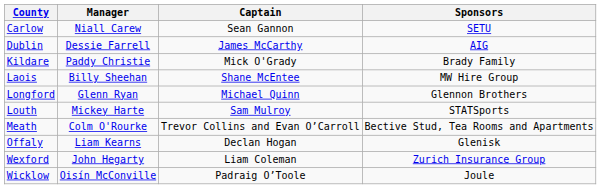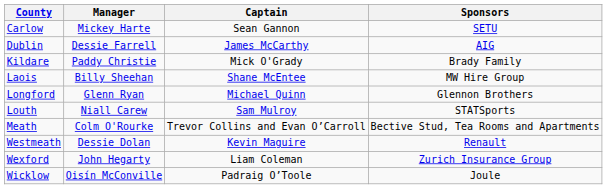(108, 29) Niall Carew -> (114, 29) Mickey Harte
(108, 110) Mickey Harte -> (114, 110) Niall Carew
- row: (25, 143)
+ row: (34, 143)
